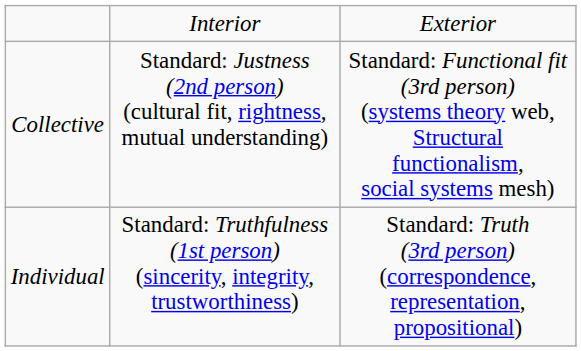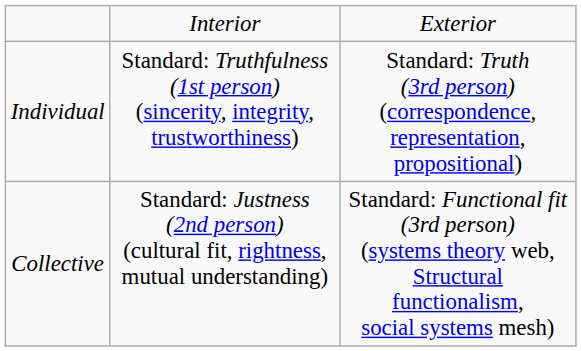rows swapped: (58, 276) <-> (58, 124)
